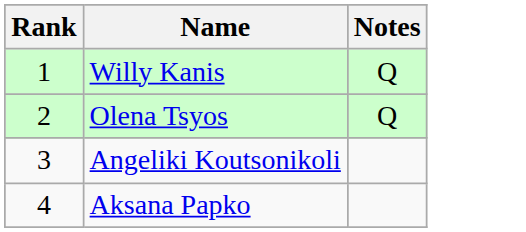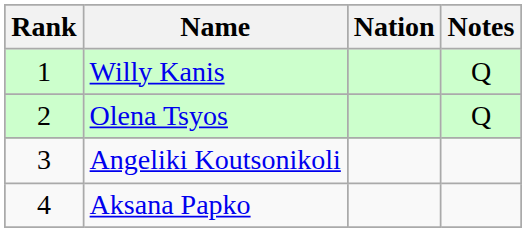+ column: (394, 26)
